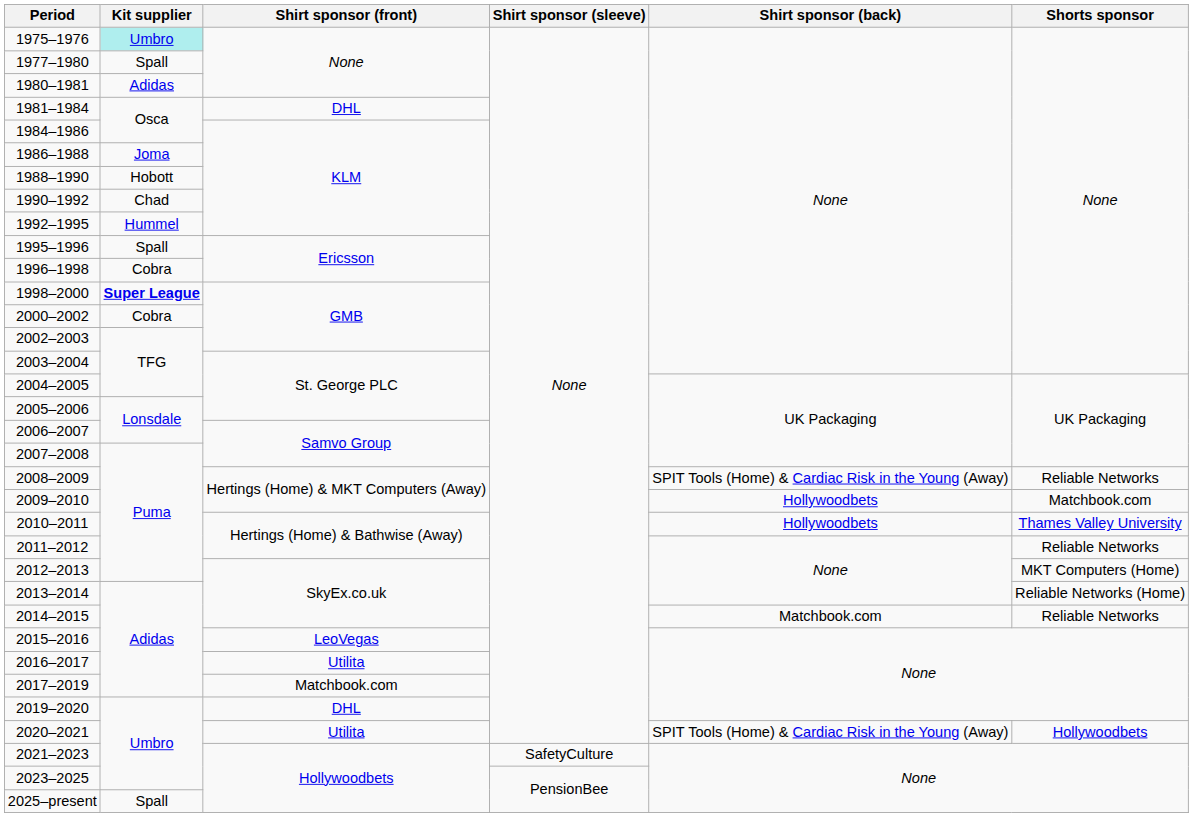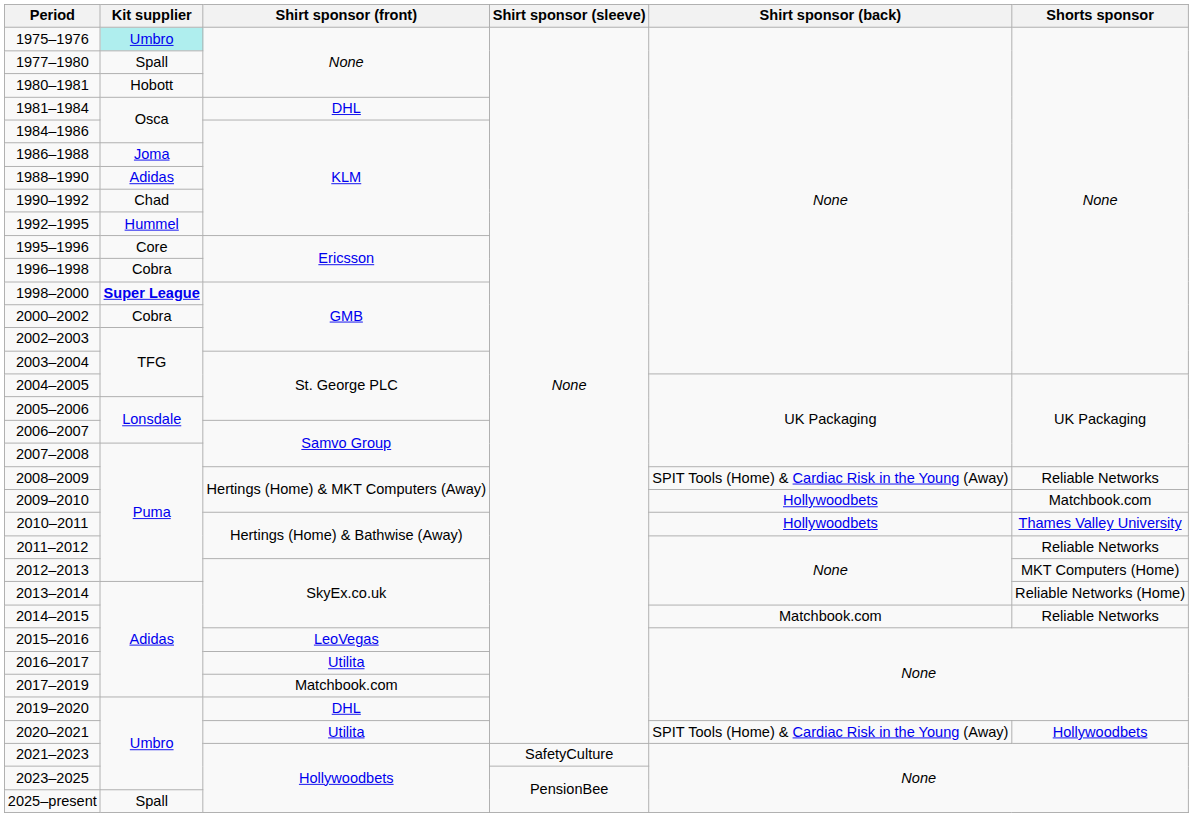(152, 85) Adidas -> (152, 85) Hobott
(152, 177) Hobott -> (152, 177) Adidas
(152, 246) Spall -> (152, 246) Core
